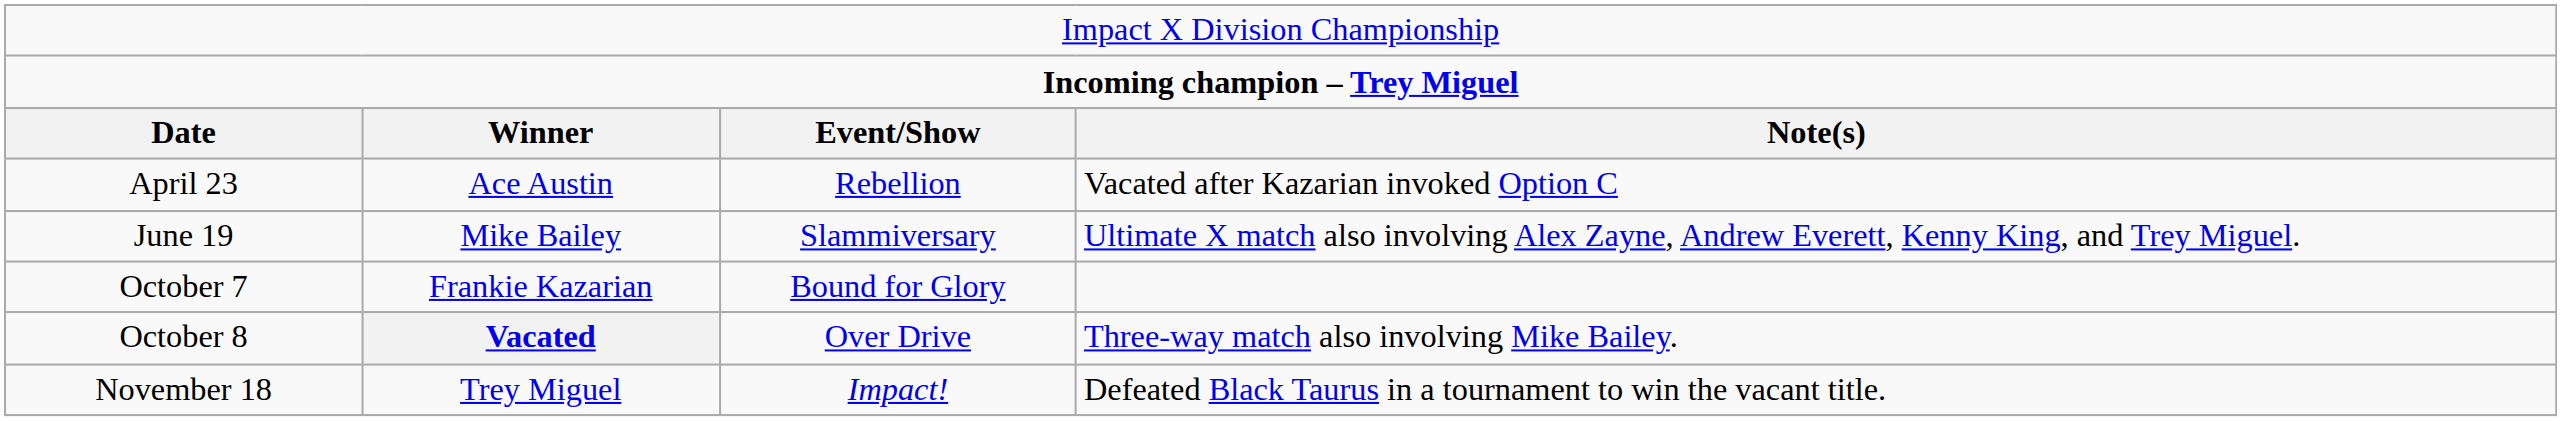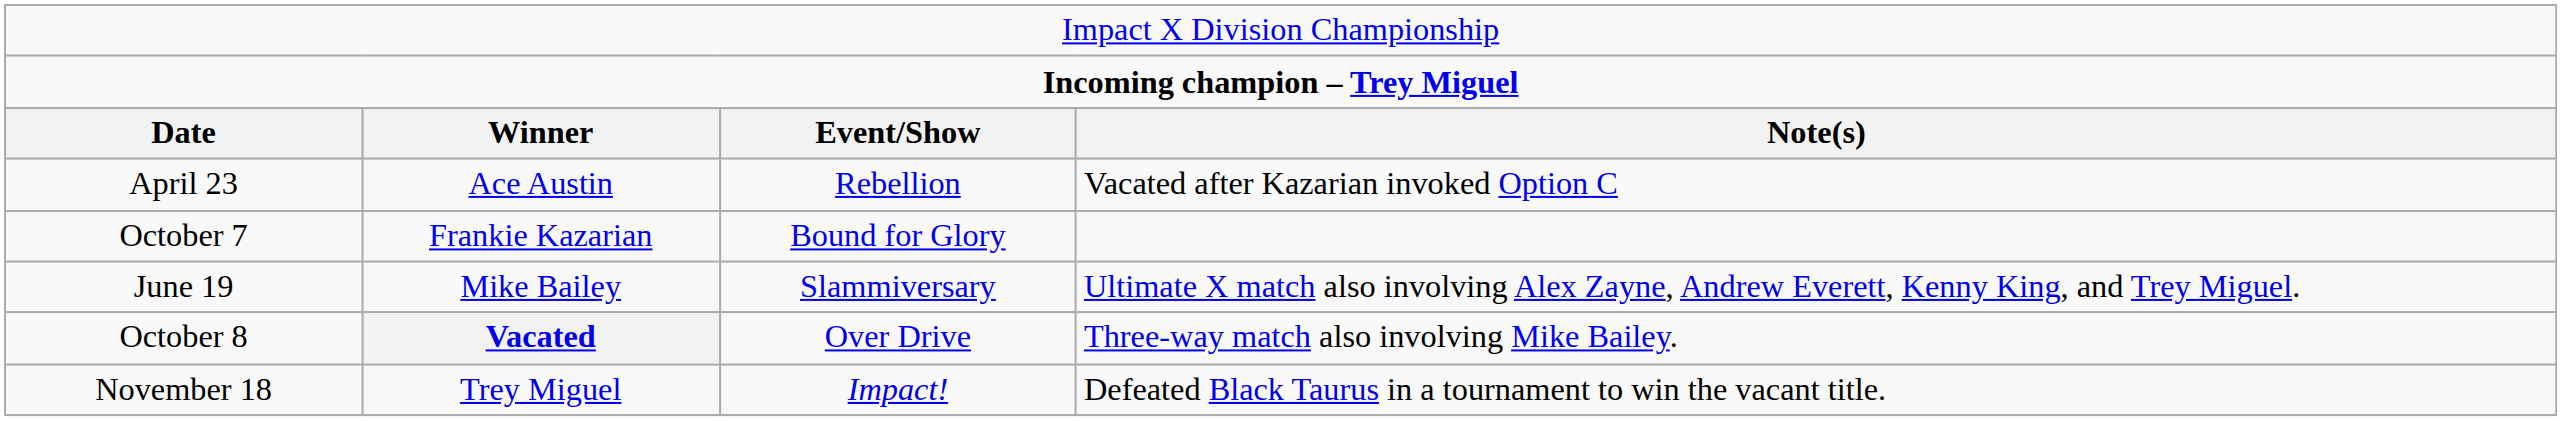rows swapped: (184, 235) <-> (184, 286)
